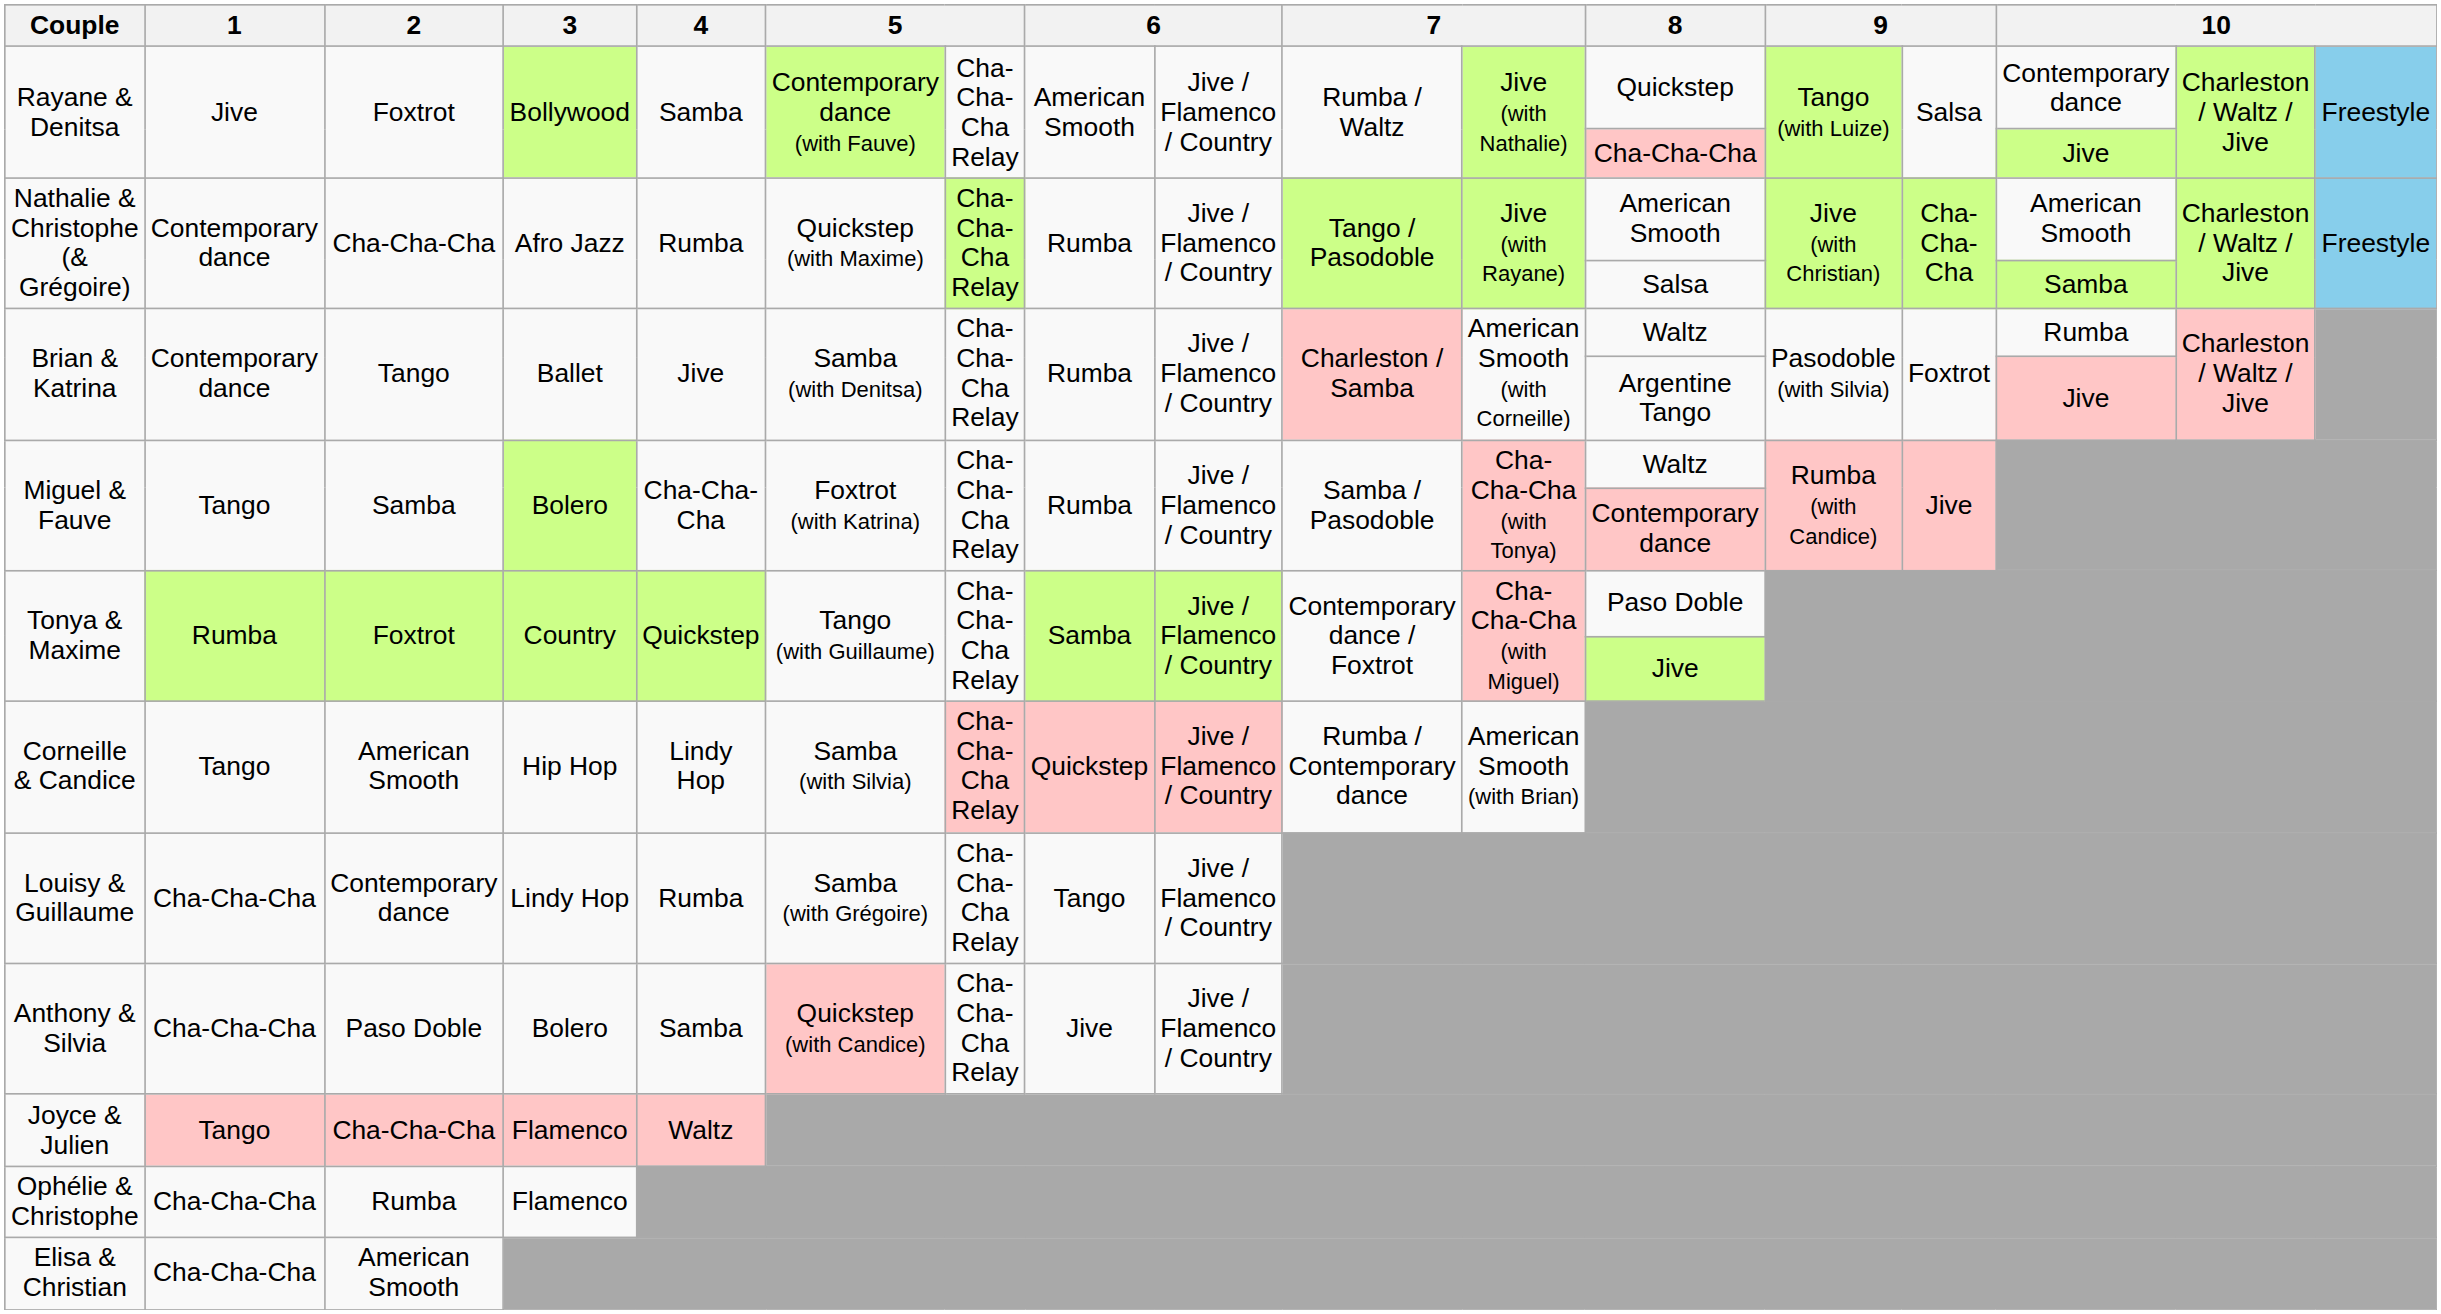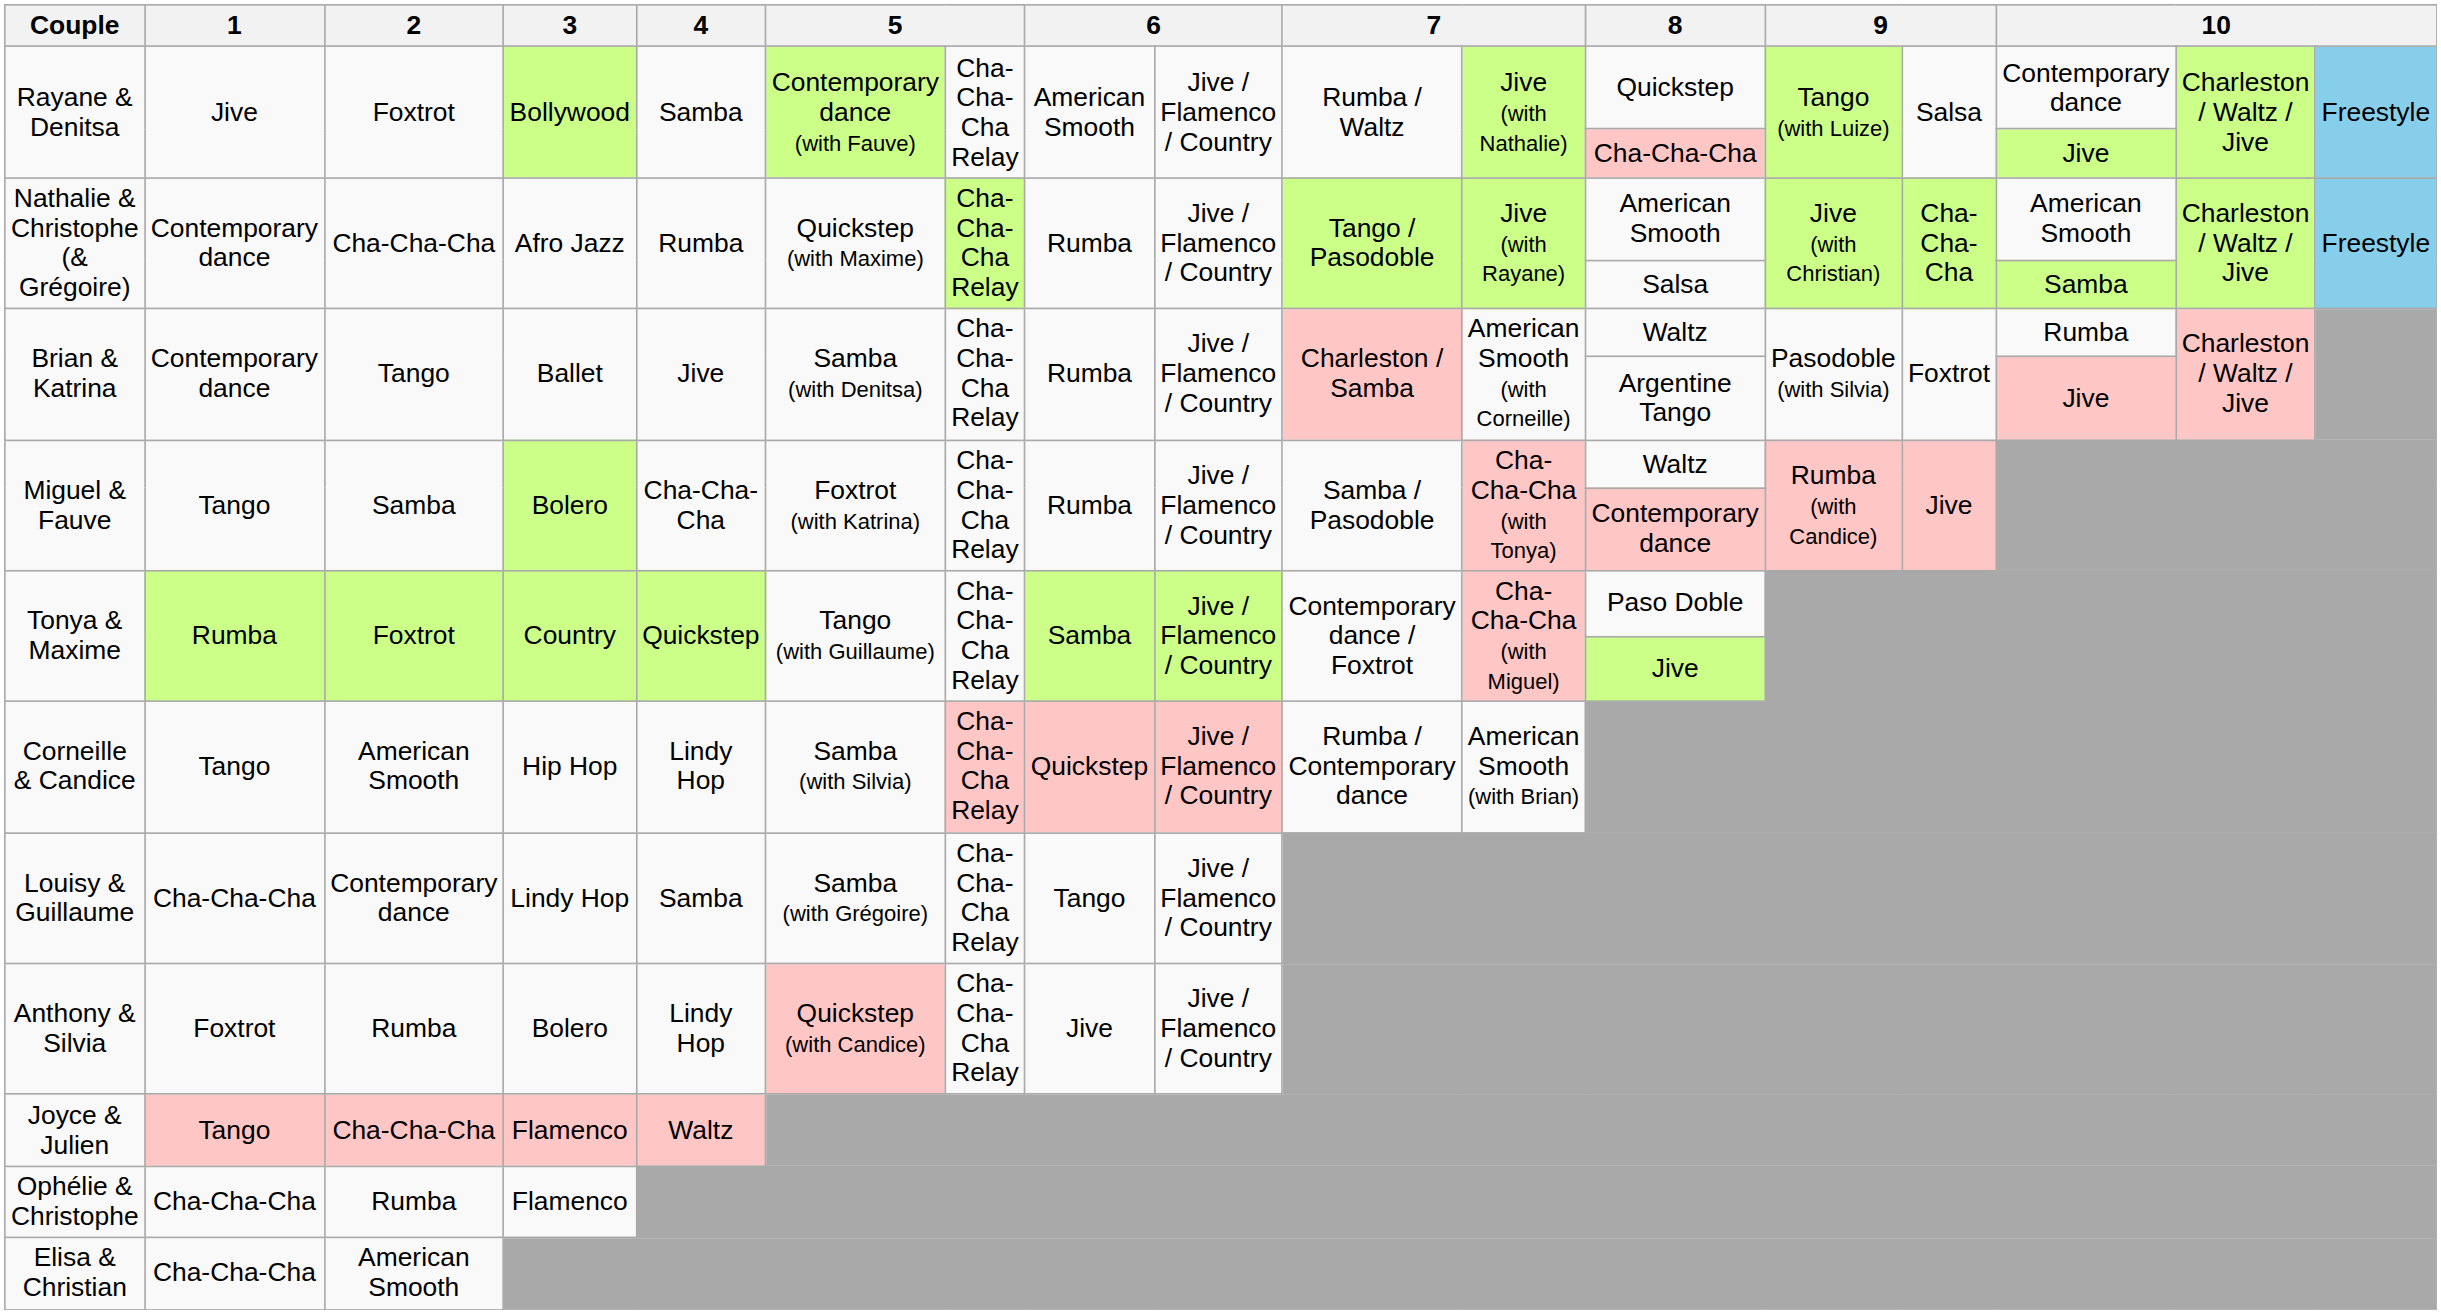(701, 897) Rumba -> (701, 897) Samba
(234, 1028) Cha-Cha-Cha -> (234, 1028) Foxtrot
(414, 1028) Paso Doble -> (414, 1028) Rumba
(701, 1028) Samba -> (701, 1028) Lindy Hop
